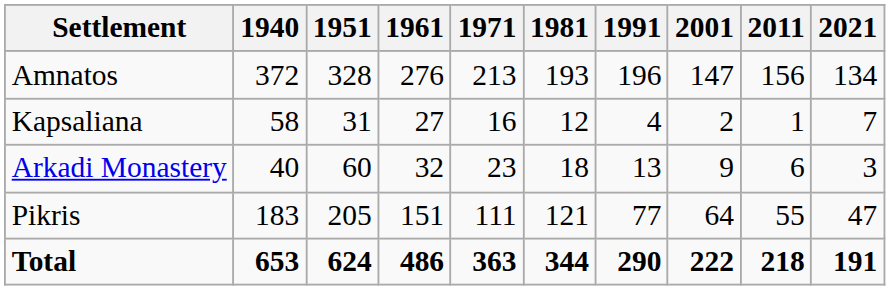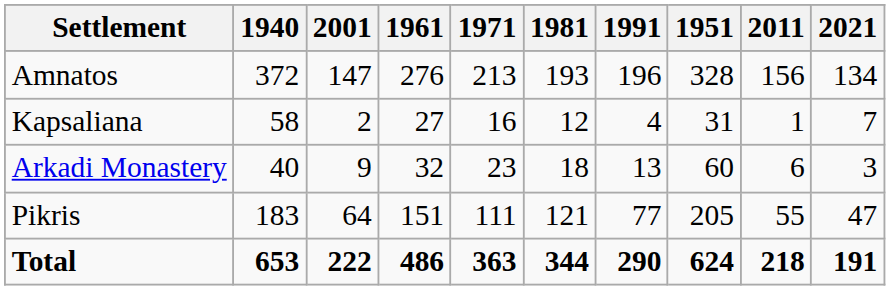columns swapped: (342, 27) <-> (704, 27)
